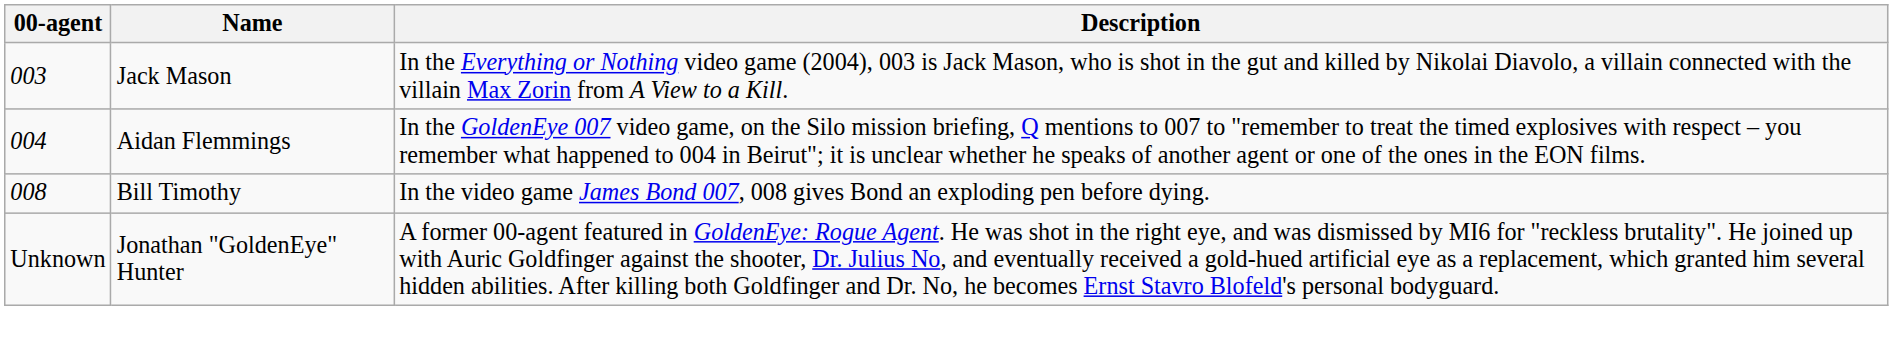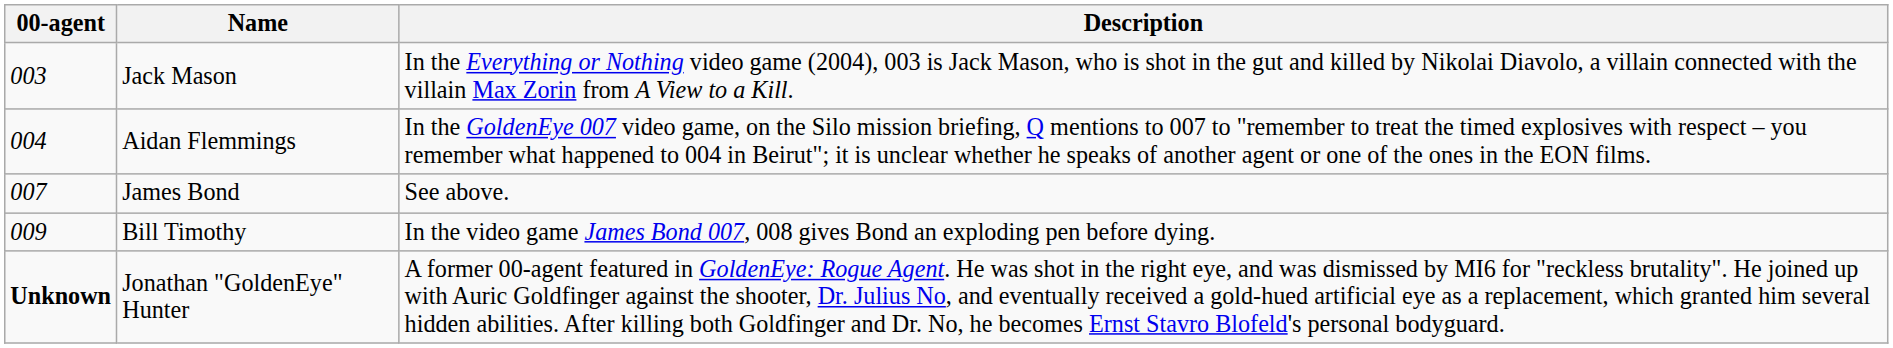+ row: (181, 192)
(28, 192) 008 -> (28, 231) 009
(58, 258) normal -> (61, 296) bold
